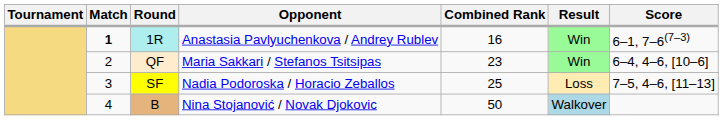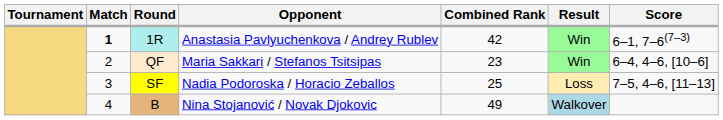(495, 39) 16 -> (495, 39) 42
(495, 104) 50 -> (495, 104) 49
